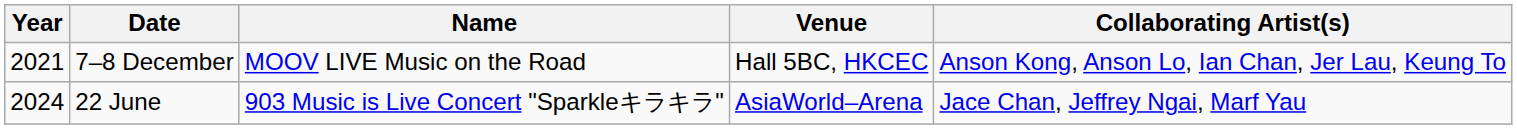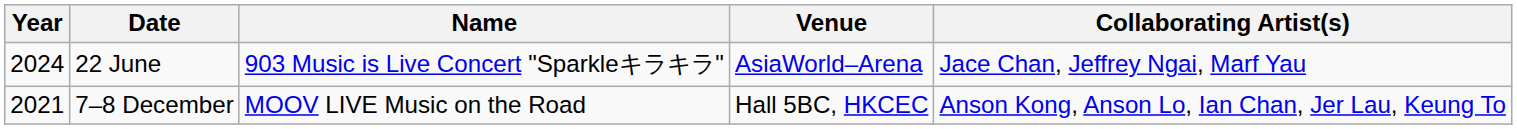rows swapped: (154, 61) <-> (118, 102)
